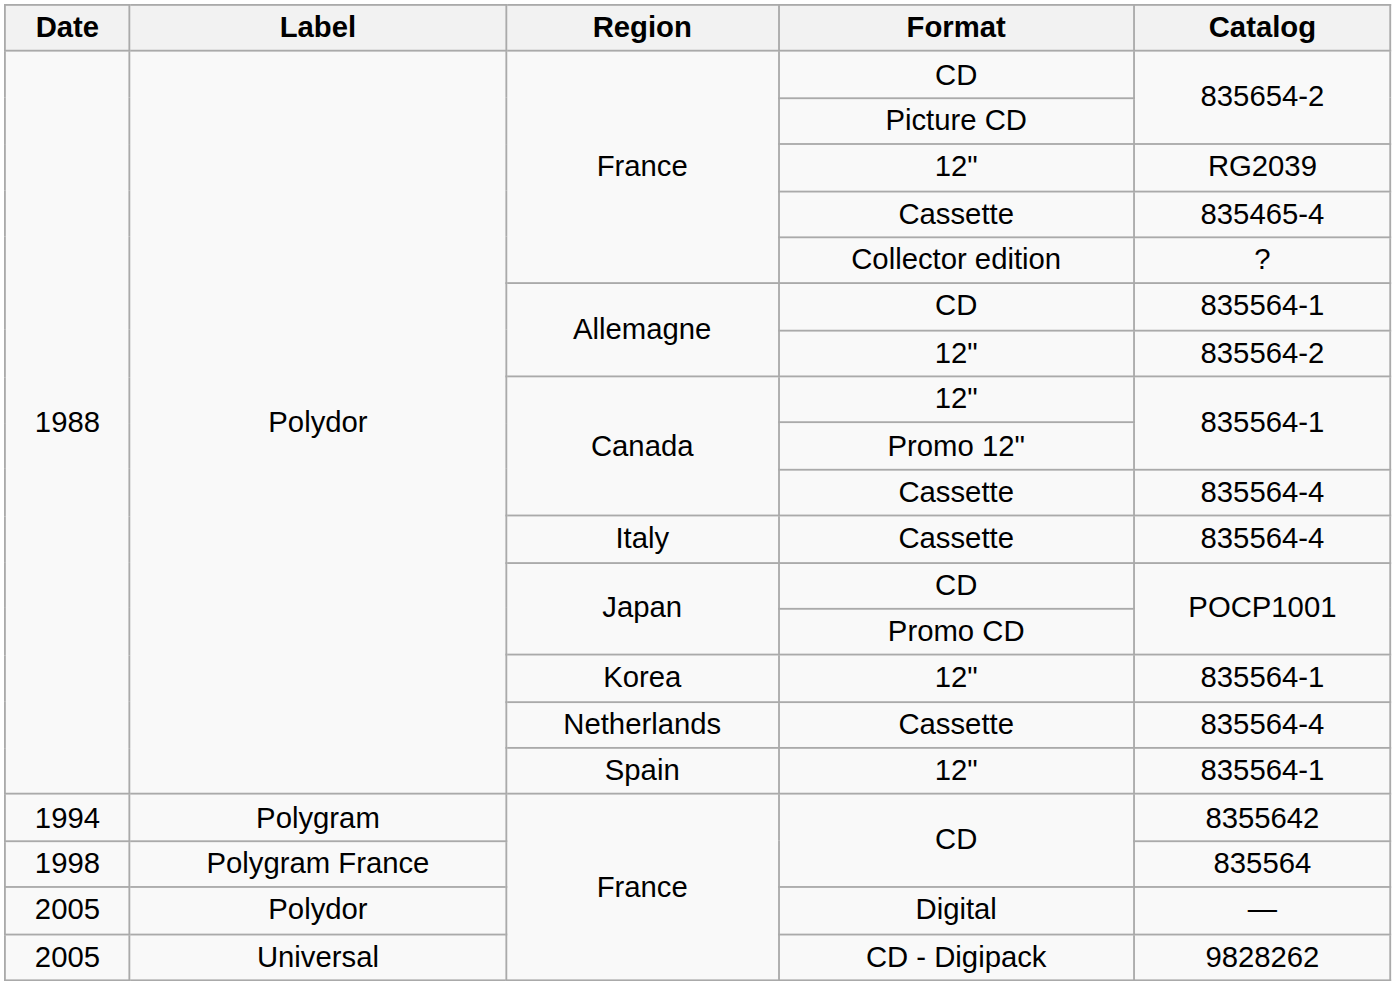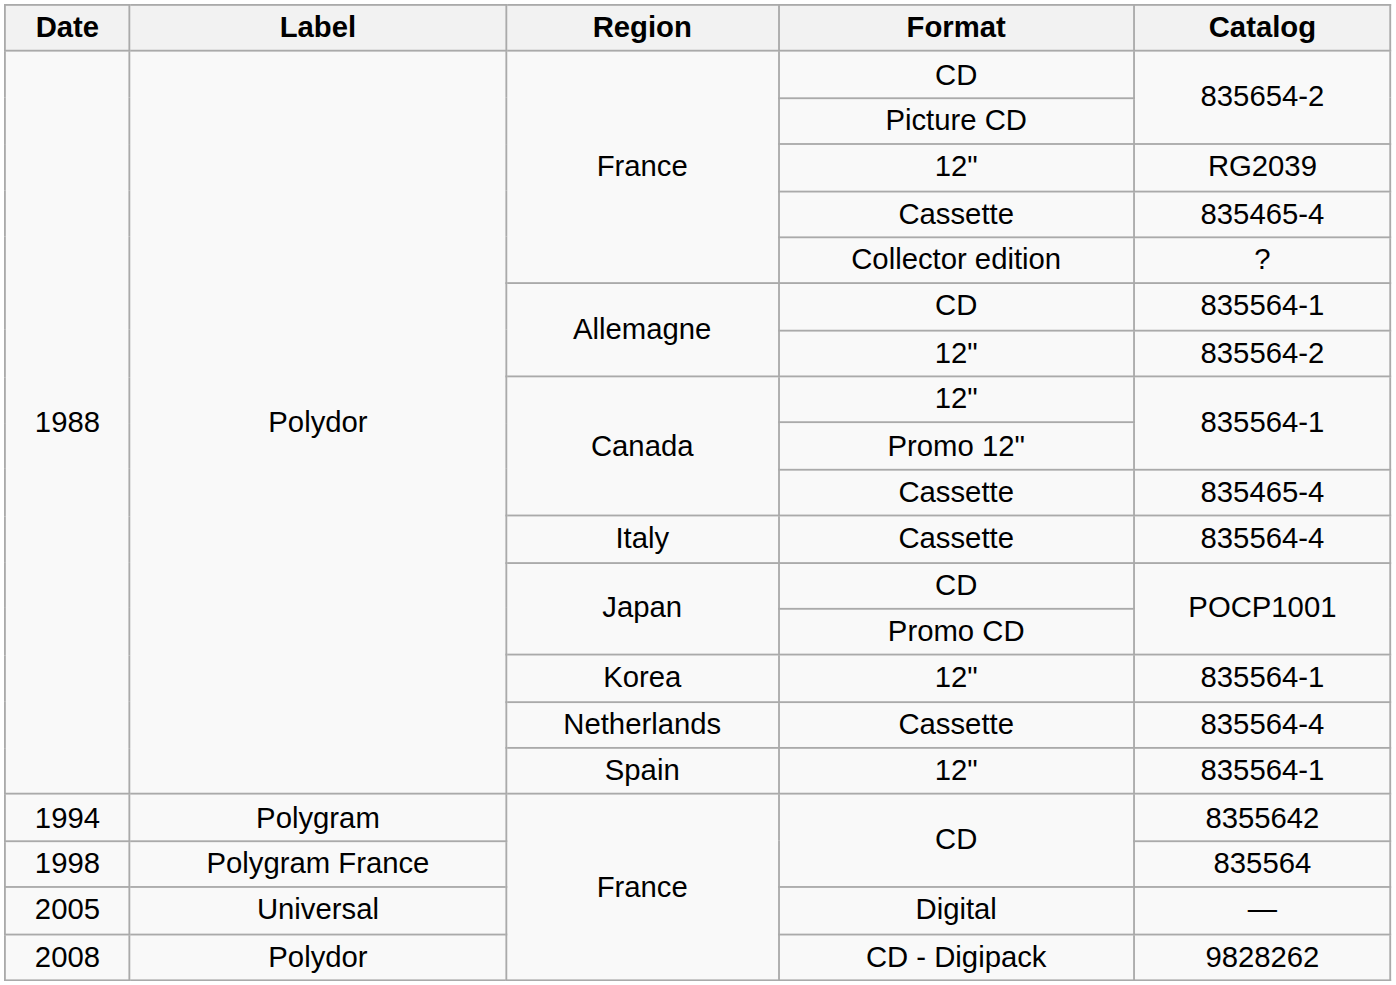(1262, 492) 835564-4 -> (1262, 492) 835465-4
(318, 910) Polydor -> (318, 910) Universal
(67, 956) 2005 -> (67, 956) 2008
(318, 956) Universal -> (318, 956) Polydor
